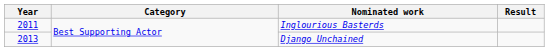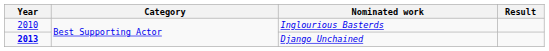(28, 25) 2011 -> (28, 25) 2010
(28, 39) normal -> (28, 39) bold
